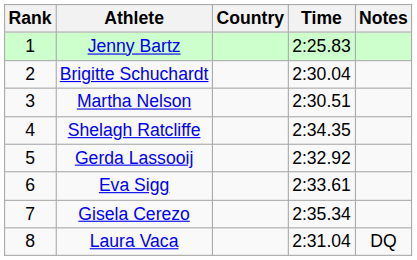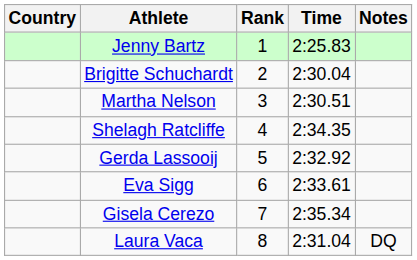columns swapped: (30, 18) <-> (250, 18)
